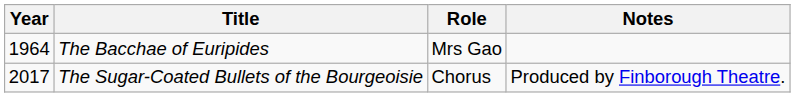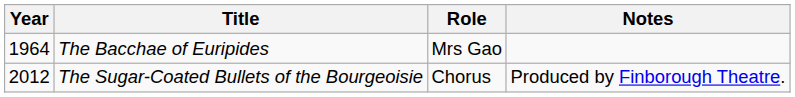(29, 77) 2017 -> (29, 77) 2012
